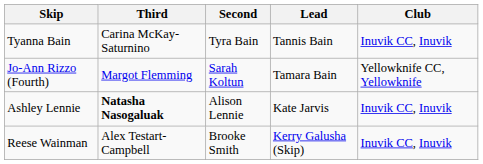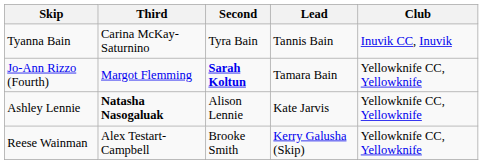(226, 75) normal -> (227, 75) bold
(406, 108) Inuvik CC, Inuvik -> (403, 108) Yellowknife CC, Yellowknife
(406, 142) Inuvik CC, Inuvik -> (403, 142) Yellowknife CC, Yellowknife
